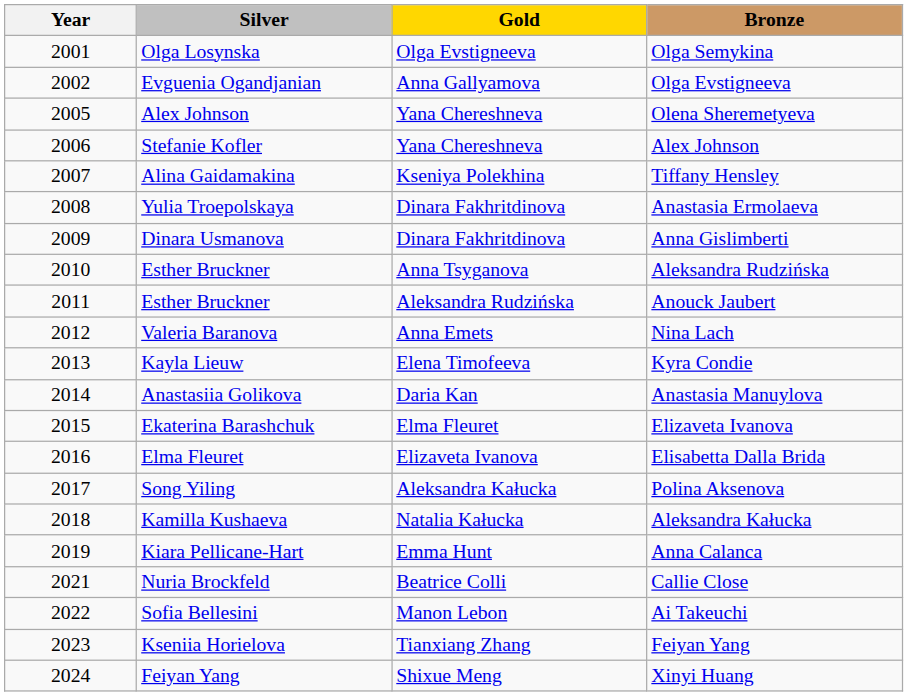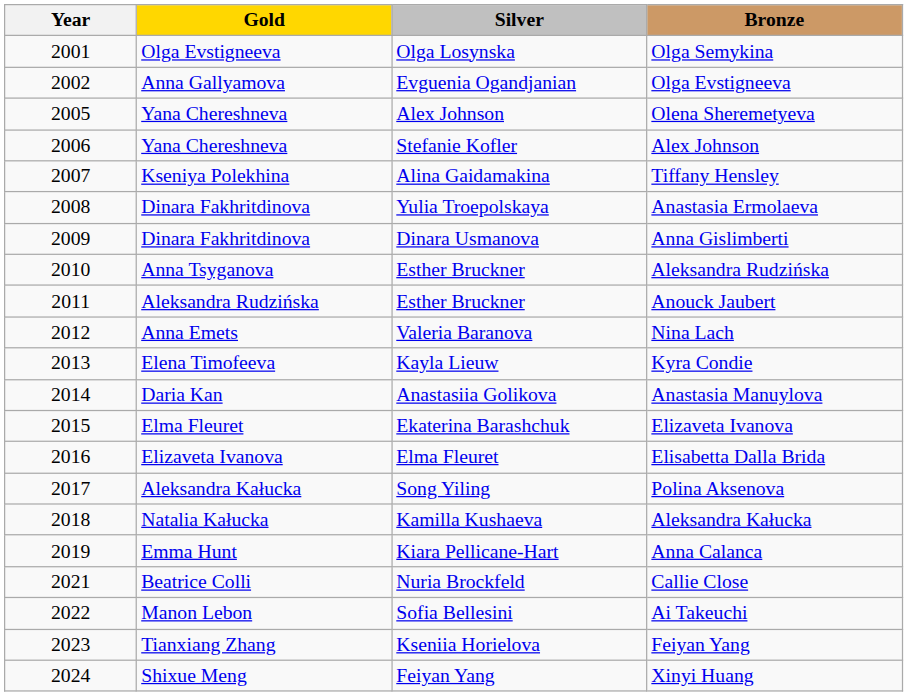columns swapped: (519, 20) <-> (264, 20)
